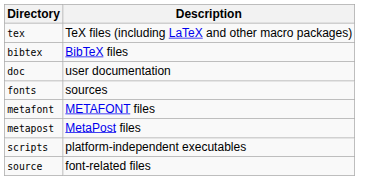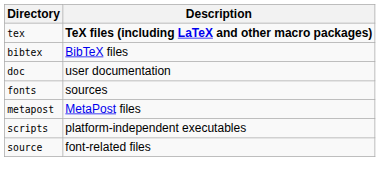(209, 33) normal -> (219, 33) bold
- row: (31, 109)
